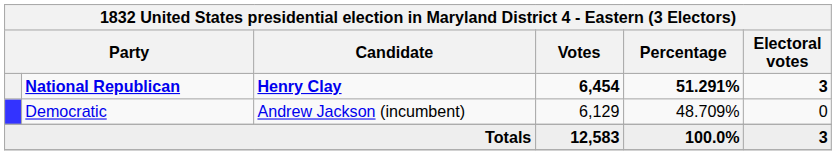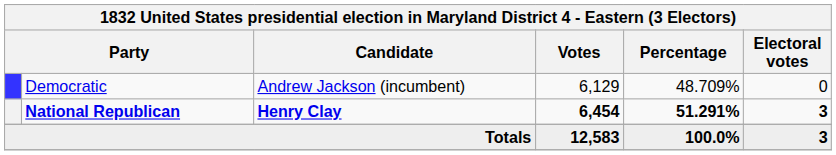rows swapped: (103, 87) <-> (66, 112)
